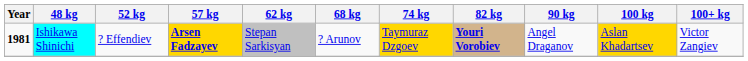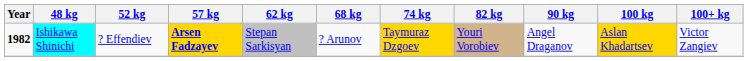(19, 39) 1981 -> (19, 39) 1982
(478, 39) bold -> (478, 39) normal
